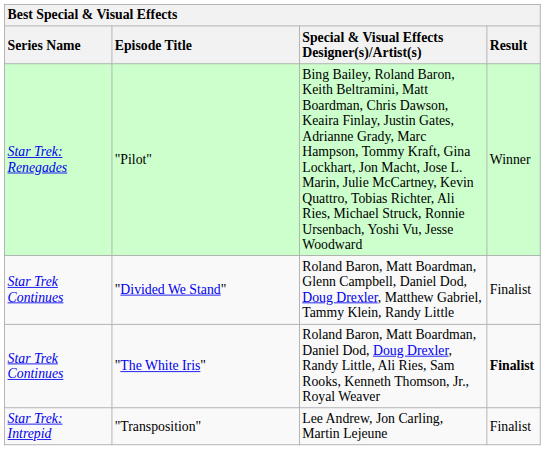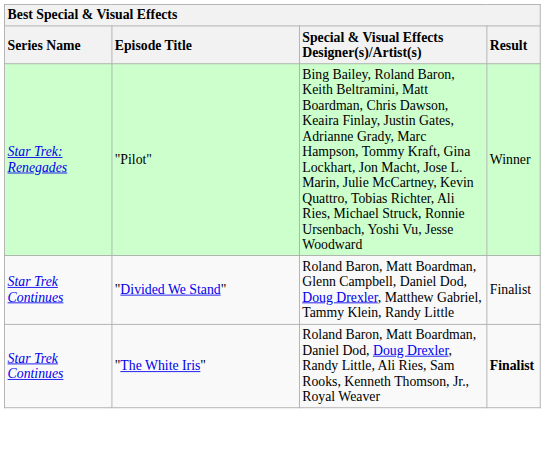- row: (158, 426)
